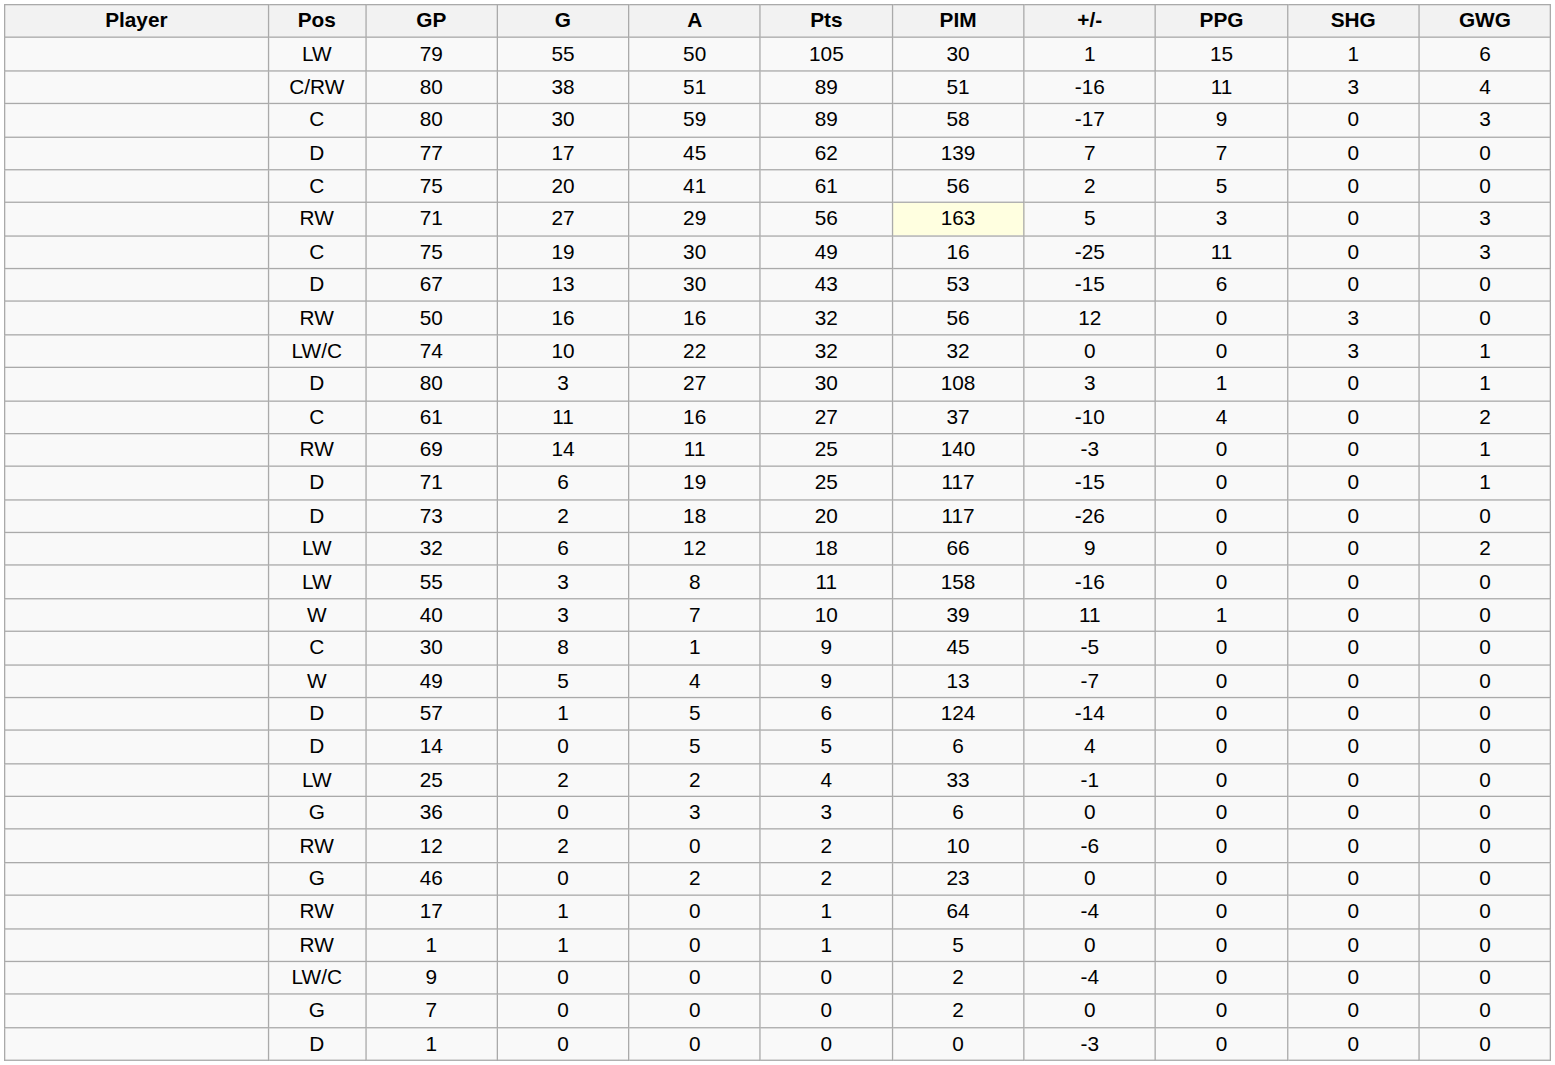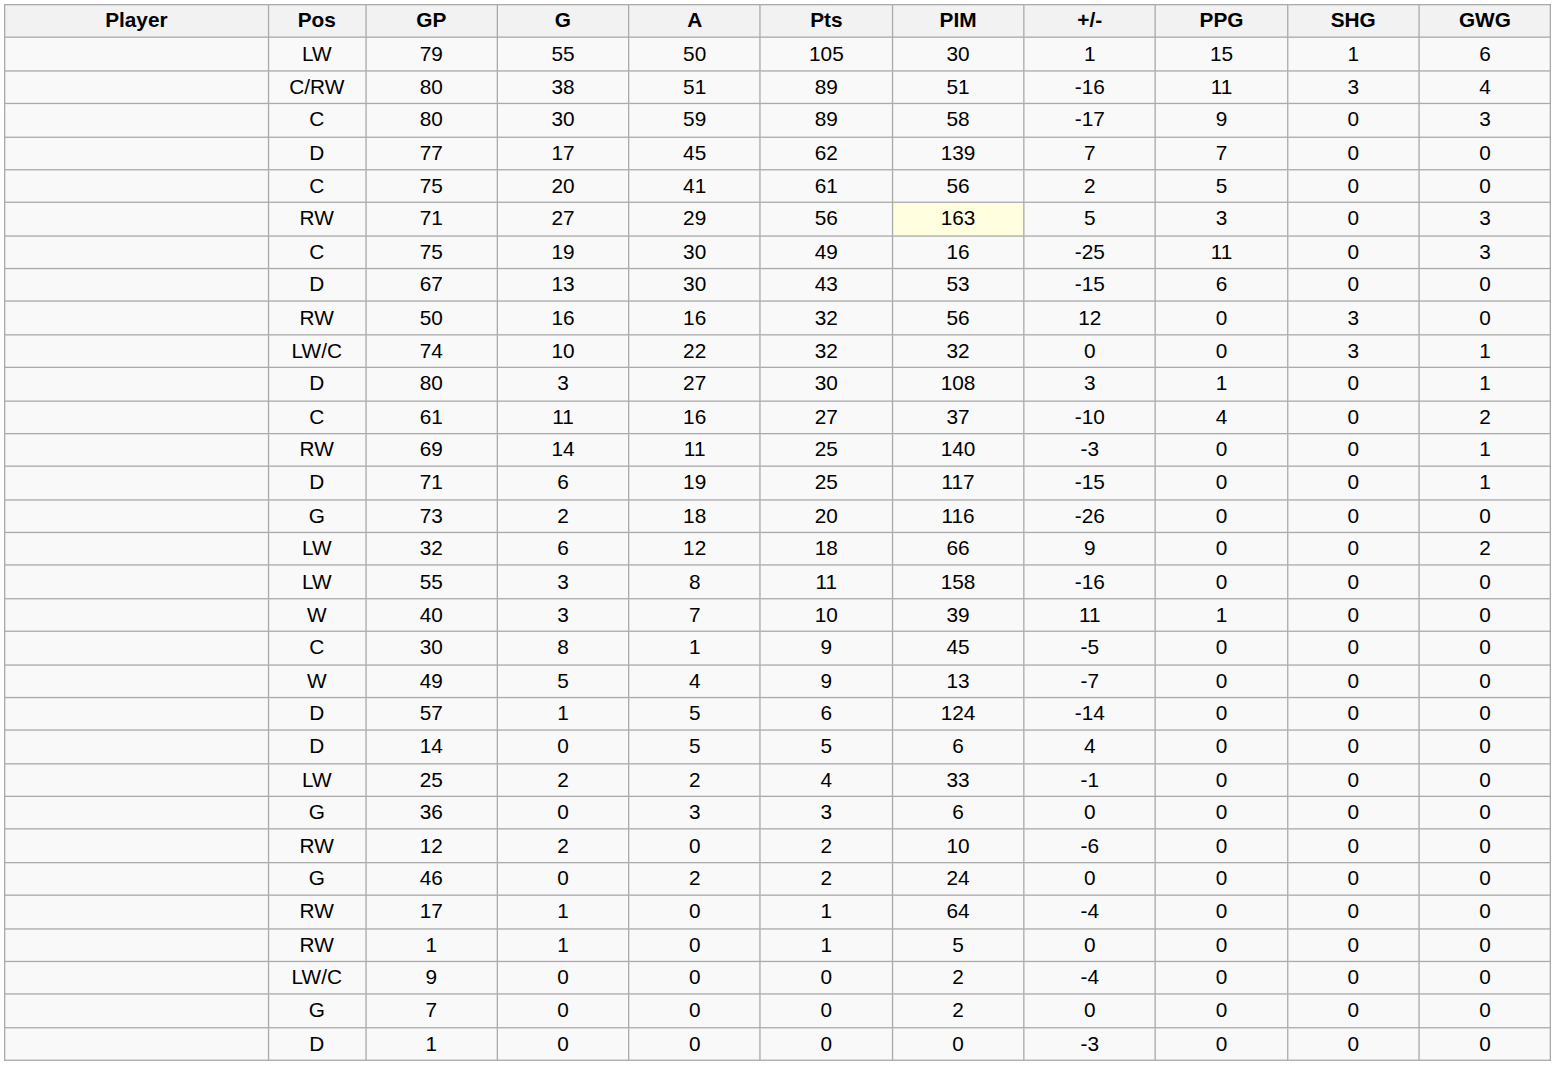(317, 515) D -> (317, 515) G
(958, 515) 117 -> (958, 515) 116
(958, 878) 23 -> (958, 878) 24
